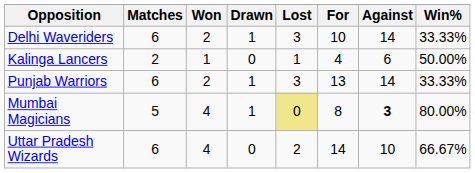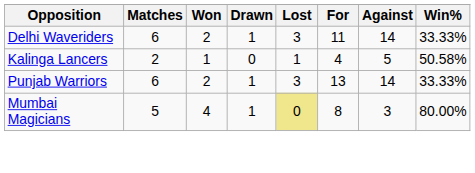(338, 37) 10 -> (338, 37) 11
(387, 59) 6 -> (387, 59) 5
(443, 59) 50.00% -> (443, 59) 50.58%
(387, 111) bold -> (387, 111) normal
- row: (51, 149)
